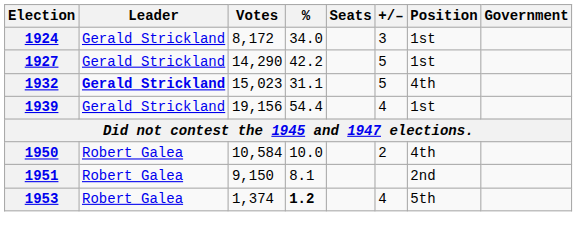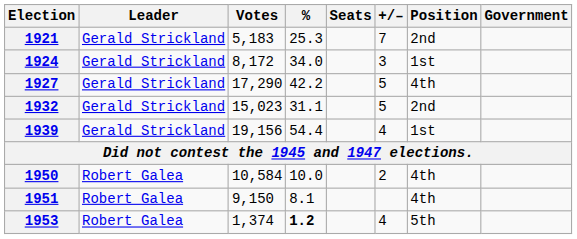+ row: (42, 39)
(257, 62) 14,290 -> (257, 85) 17,290
(423, 62) 1st -> (423, 85) 4th
(154, 85) bold -> (154, 108) normal
(423, 85) 4th -> (423, 108) 2nd
(423, 176) 2nd -> (423, 199) 4th
